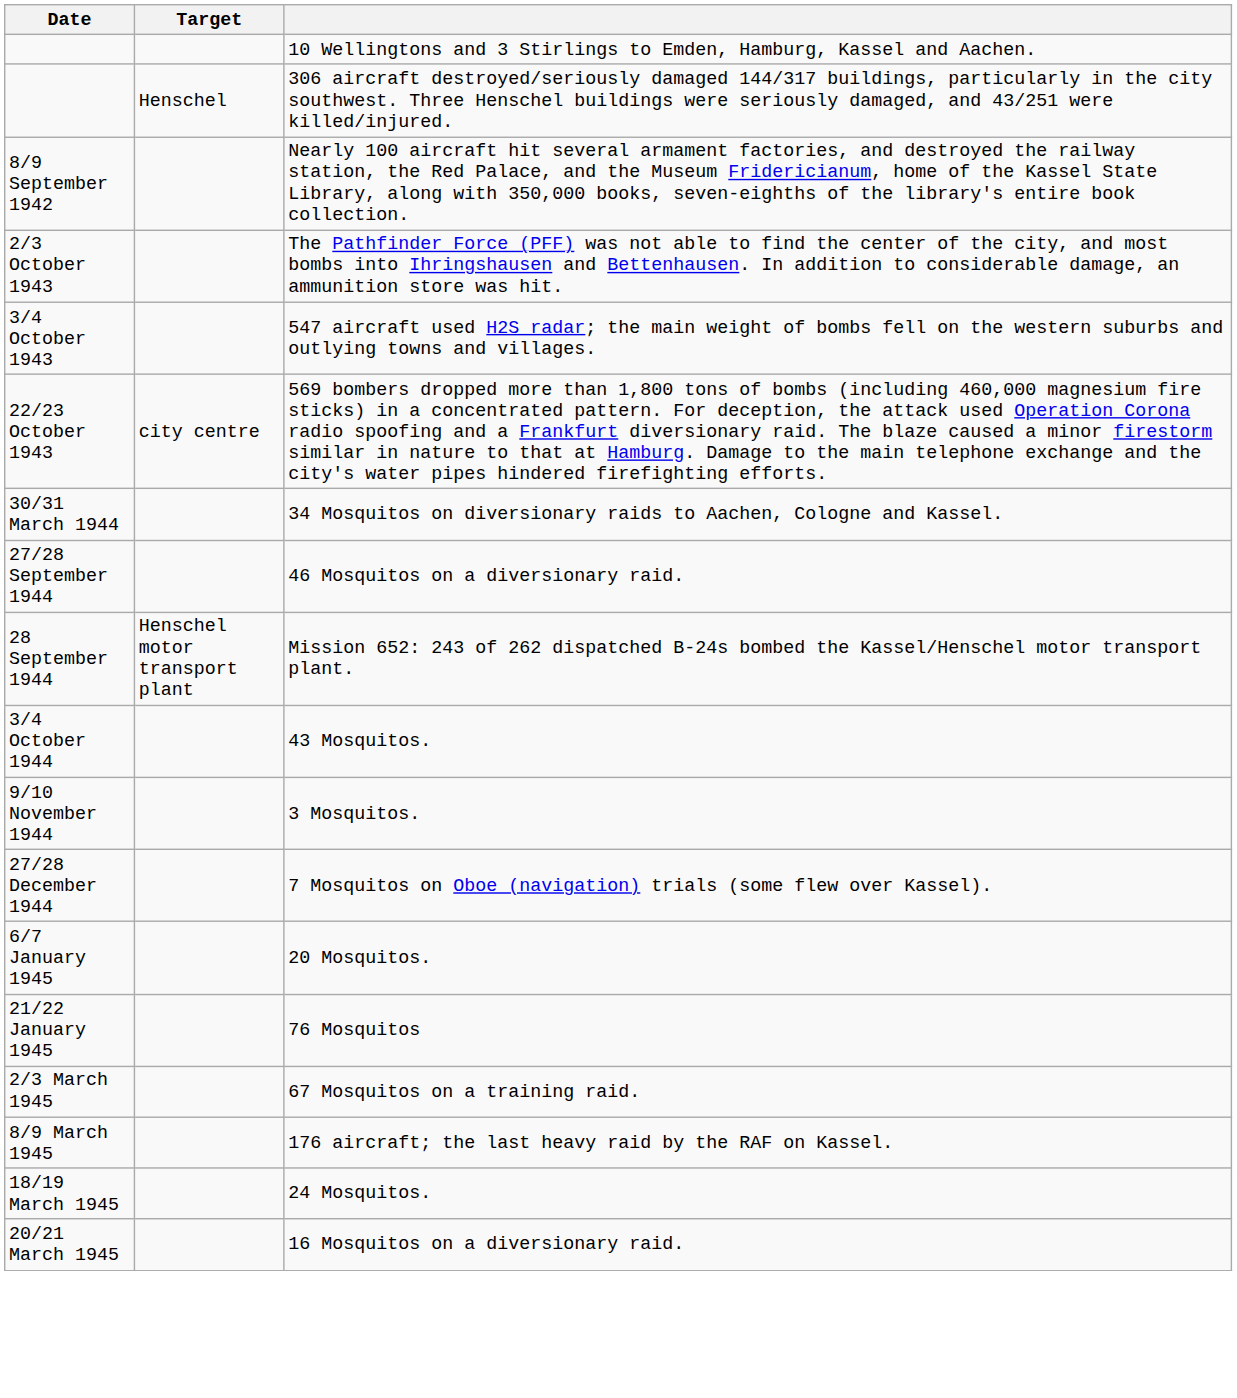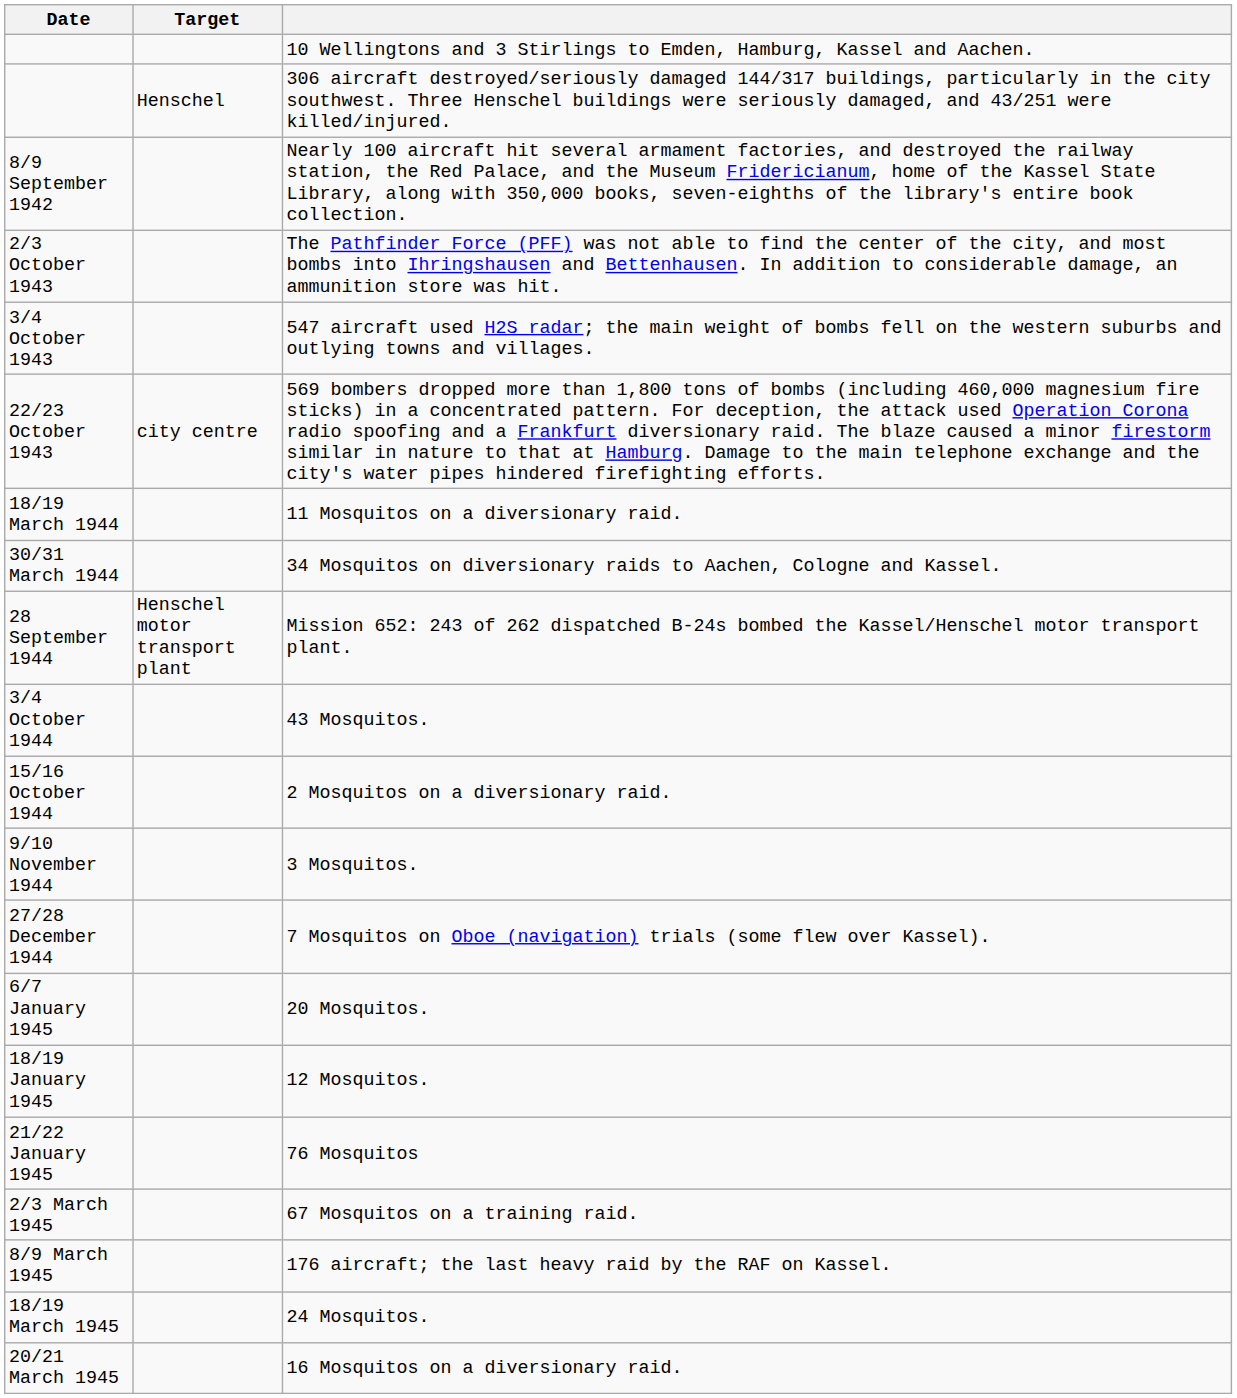+ row: (484, 514)
- row: (486, 576)
+ row: (479, 792)
+ row: (358, 1081)
